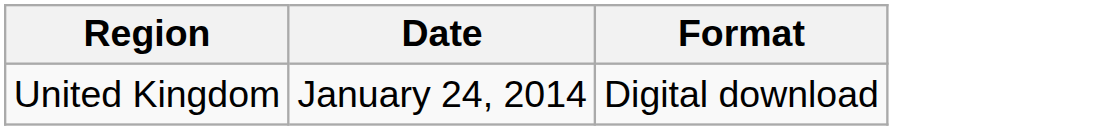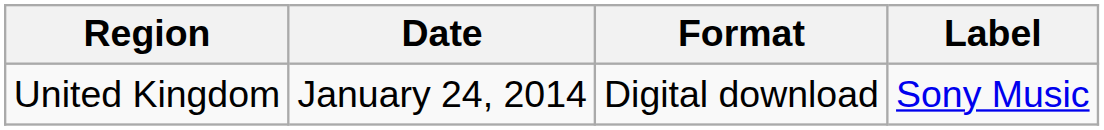+ column: (993, 34)
